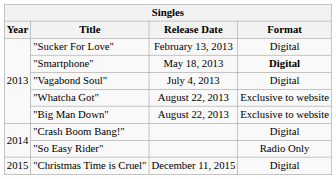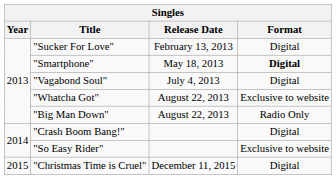(285, 115) Exclusive to website -> (285, 115) Radio Only
(285, 149) Radio Only -> (285, 149) Exclusive to website
